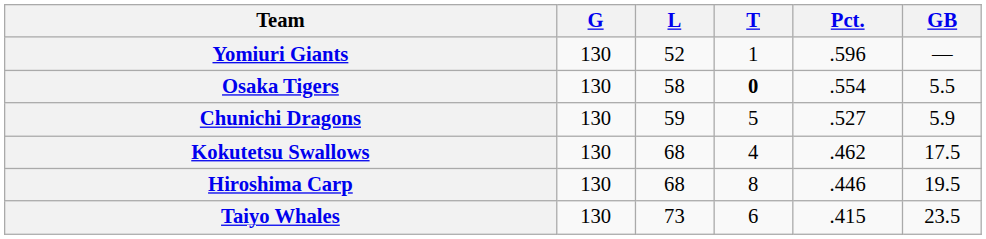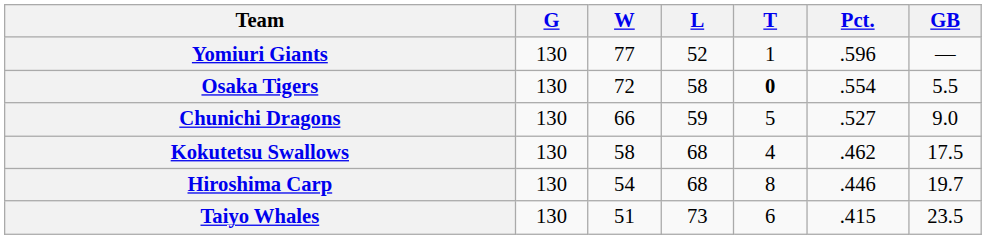+ column: (624, 20)
(942, 119) 5.9 -> (945, 119) 9.0
(942, 184) 19.5 -> (945, 184) 19.7
